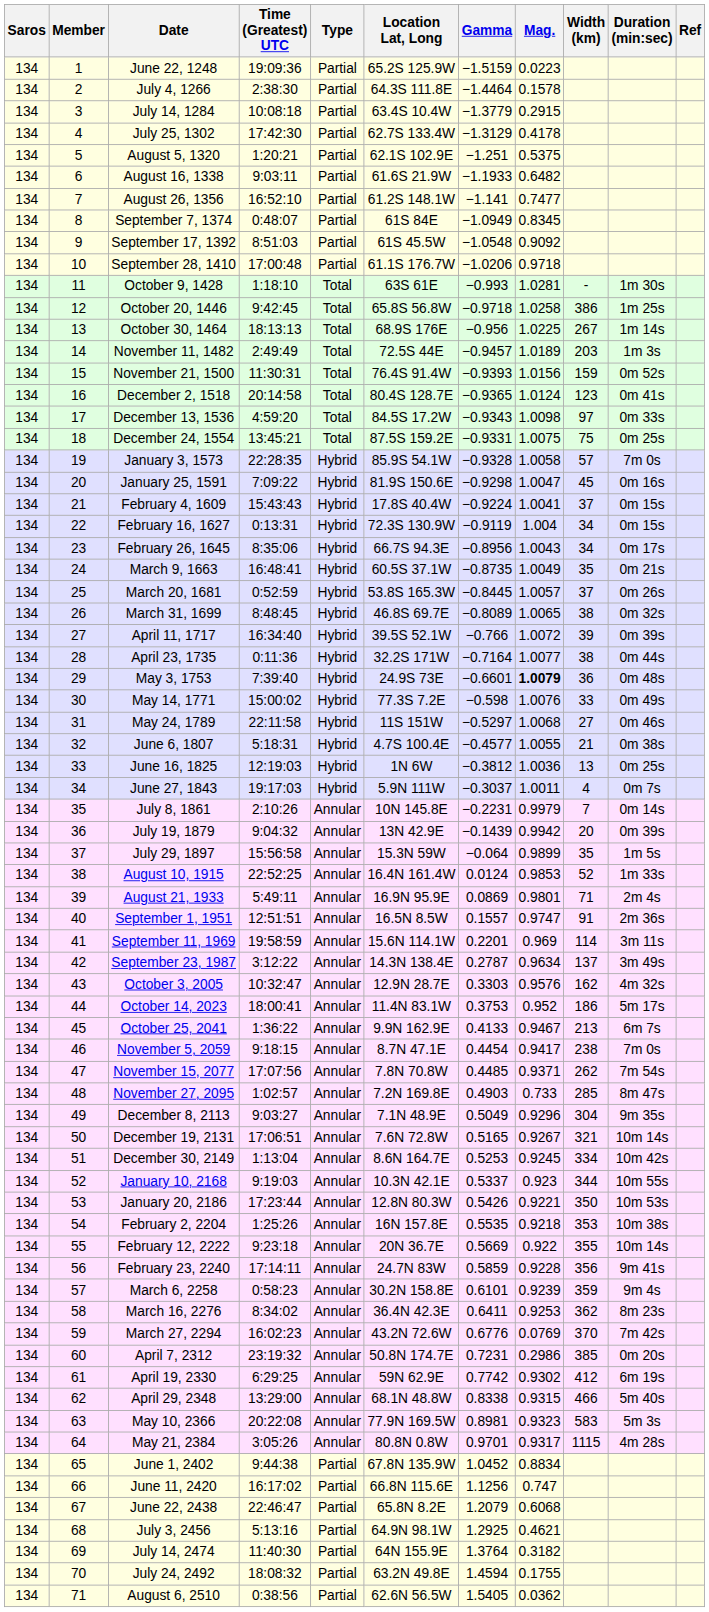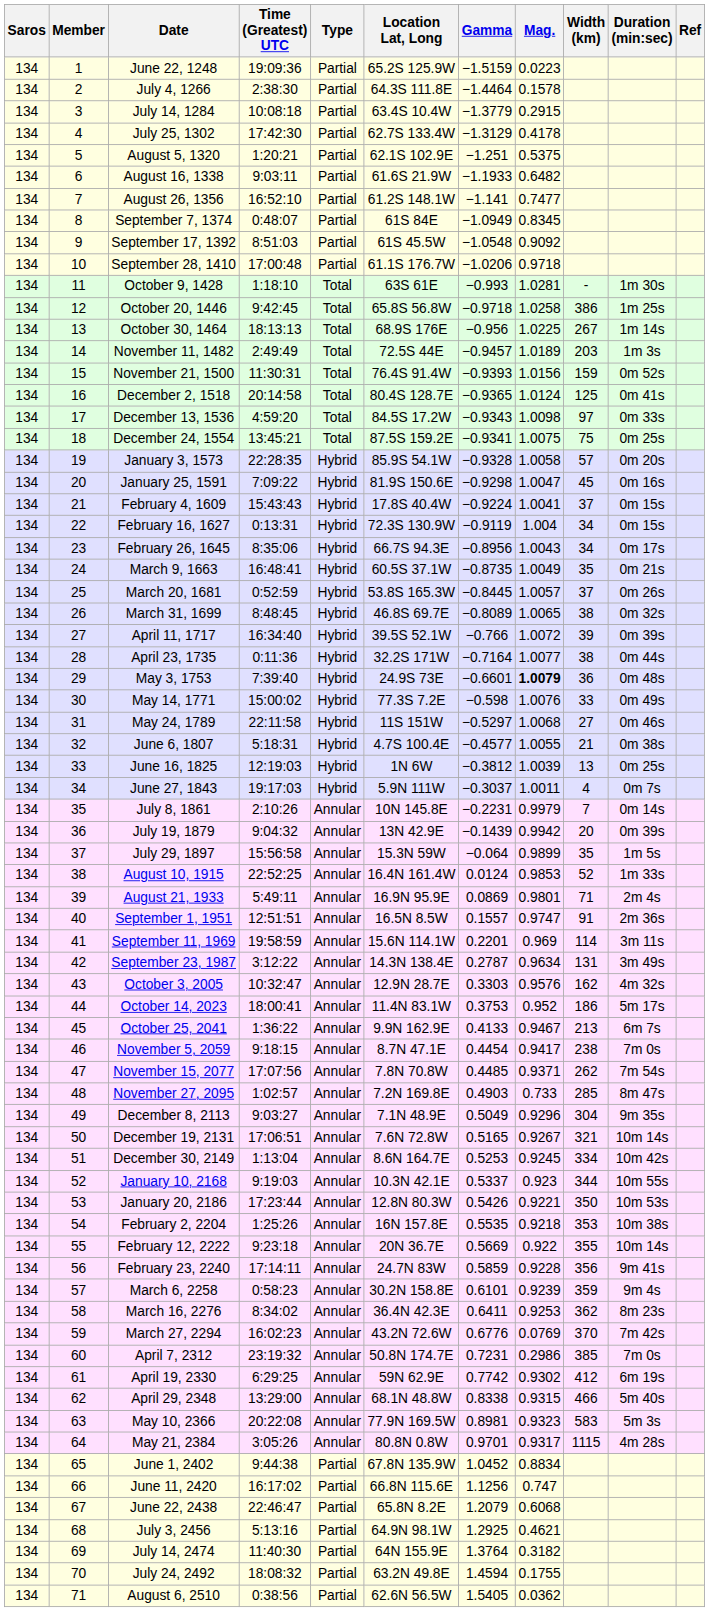(586, 395) 123 -> (586, 395) 125
(487, 439) −0.9331 -> (487, 439) −0.9341
(642, 460) 7m 0s -> (642, 460) 0m 20s
(540, 766) 1.0036 -> (540, 766) 1.0039
(586, 962) 137 -> (586, 962) 131
(642, 1355) 0m 20s -> (642, 1355) 7m 0s
